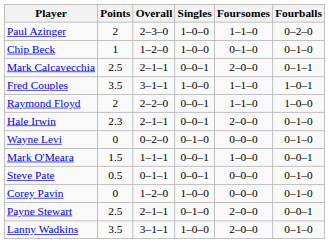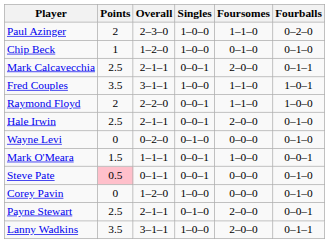(115, 121) 2.3 -> (115, 121) 2.5
(115, 175) no background -> (115, 175) pink background
(298, 229) 0–1–0 -> (298, 229) 0–1–1
